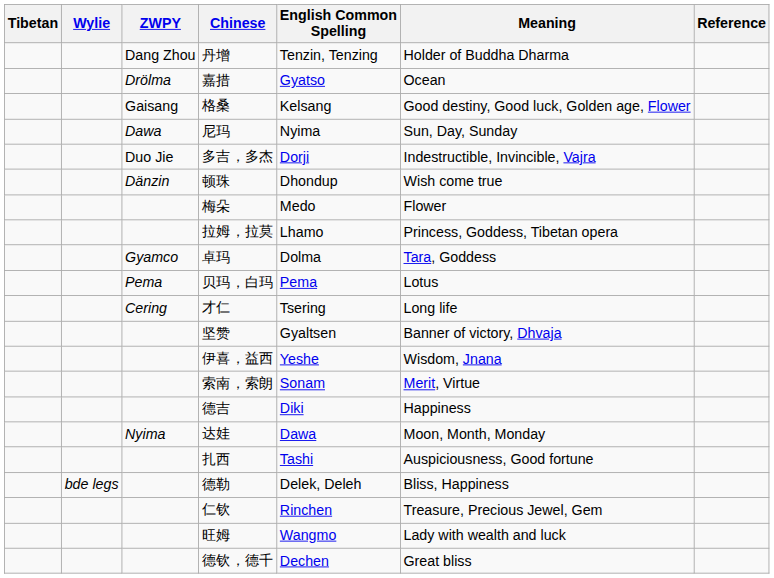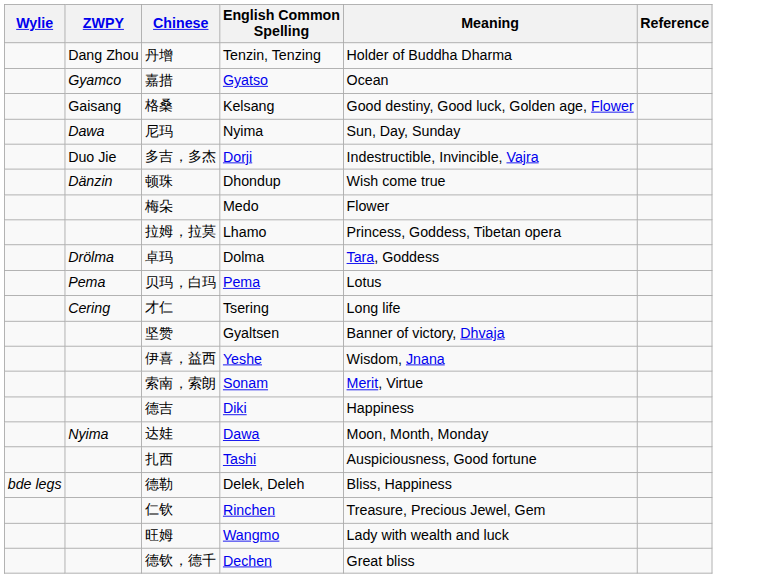- column: (33, 23)
(148, 80) Drölma -> (95, 80) Gyamco
(152, 257) Gyamco -> (91, 257) Drölma
